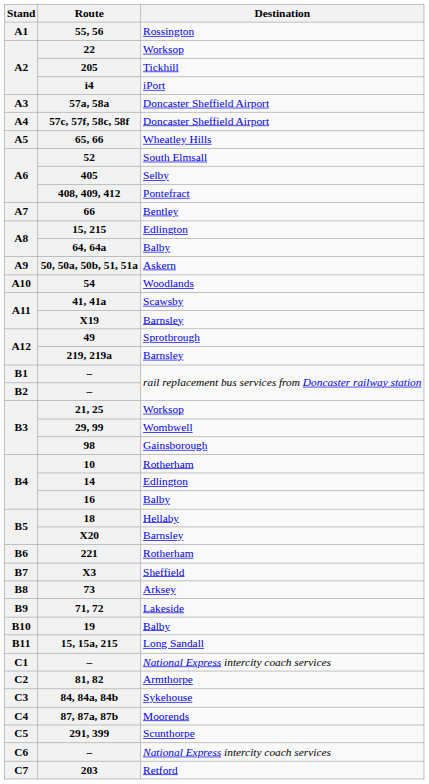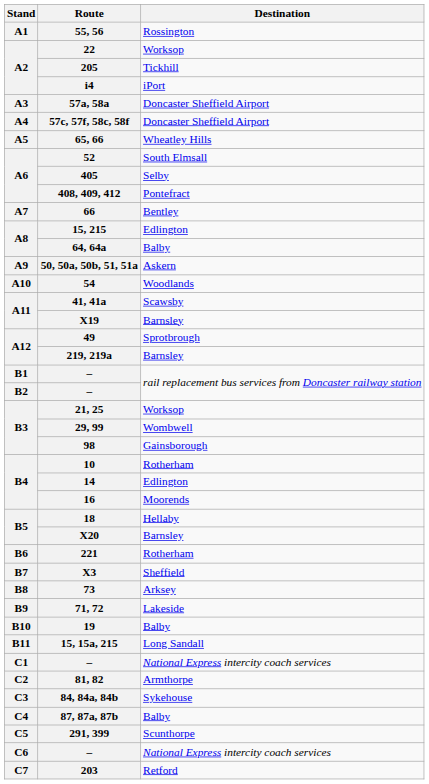(157, 499) Balby -> (166, 499) Moorends
(166, 716) Moorends -> (157, 716) Balby
